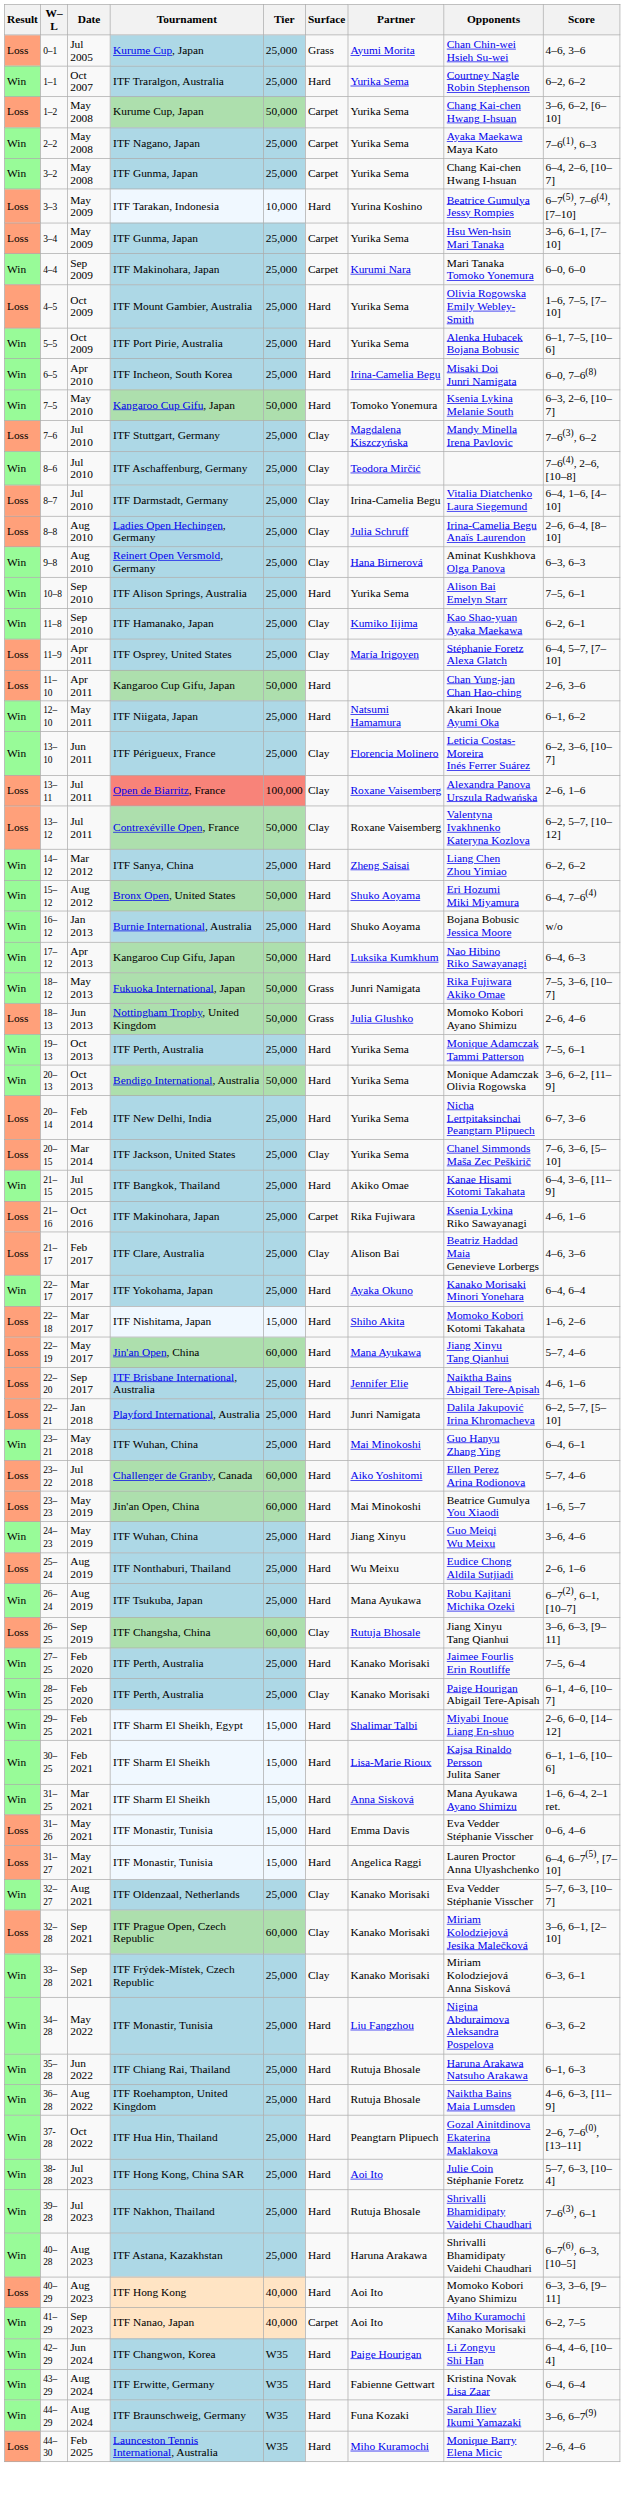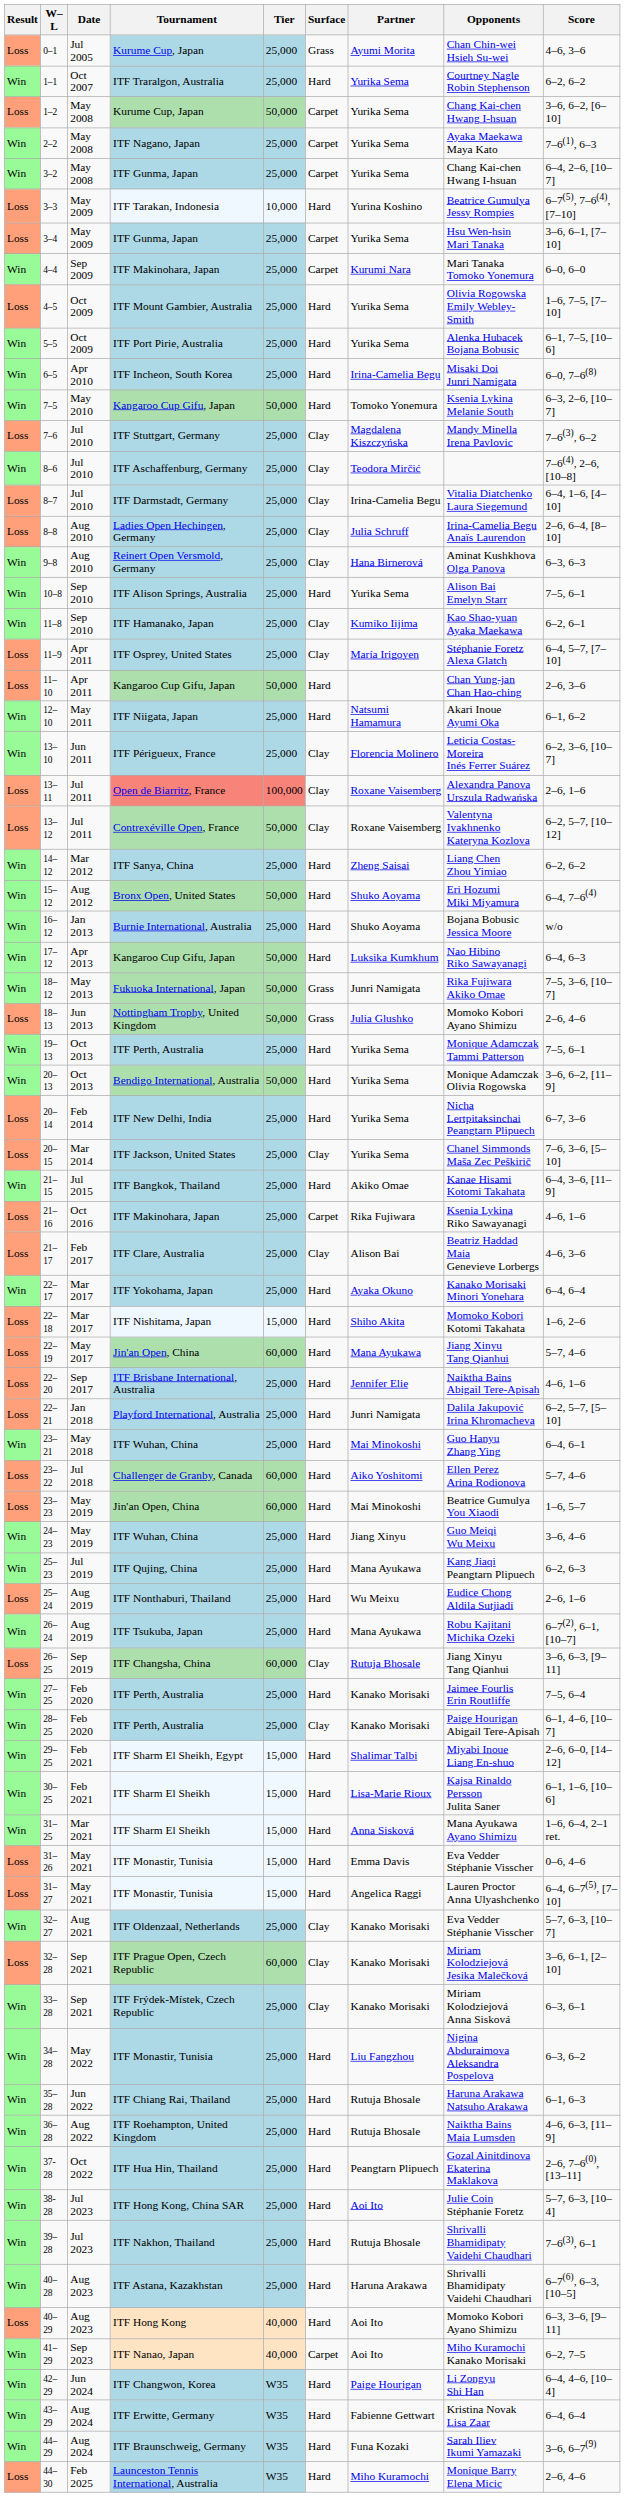+ row: (50, 1568)
